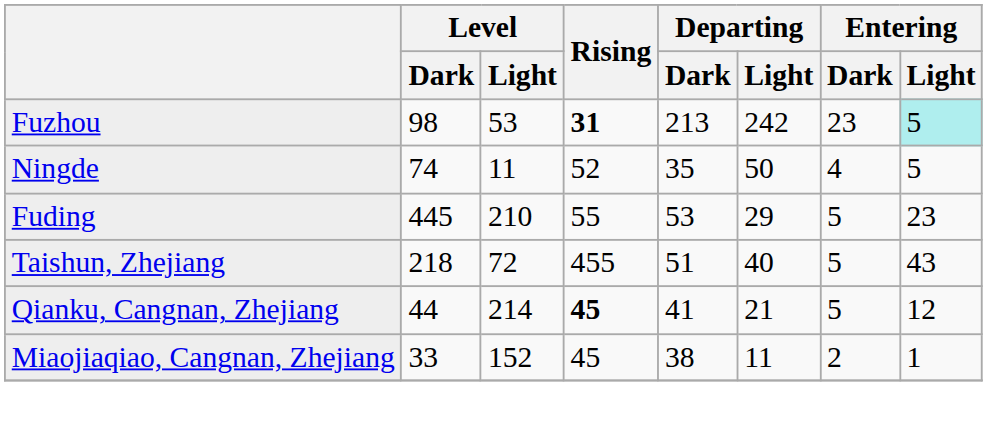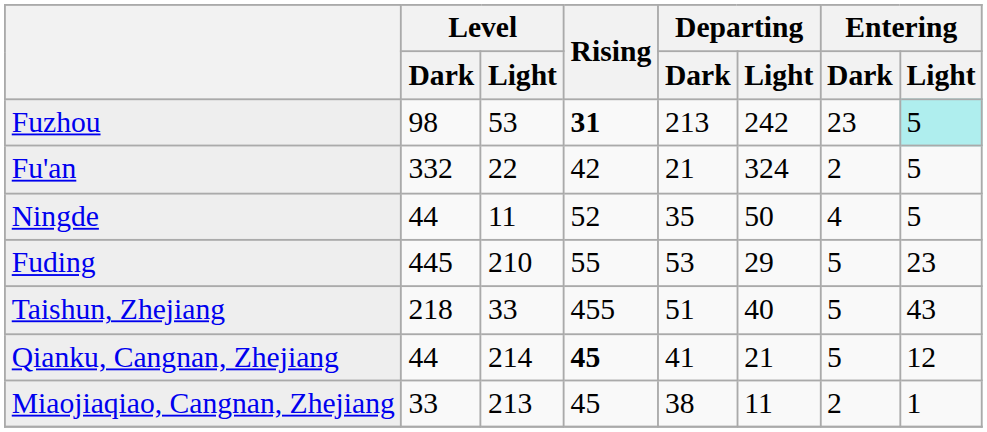+ row: (44, 168)
(423, 168) 74 -> (423, 215) 44
(503, 262) 72 -> (503, 309) 33
(510, 356) 152 -> (510, 403) 213
